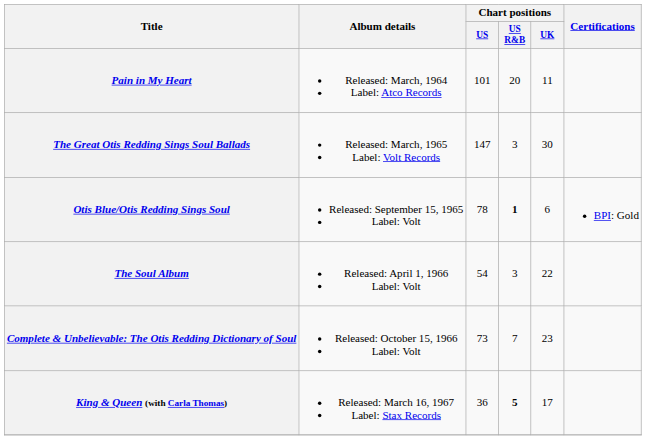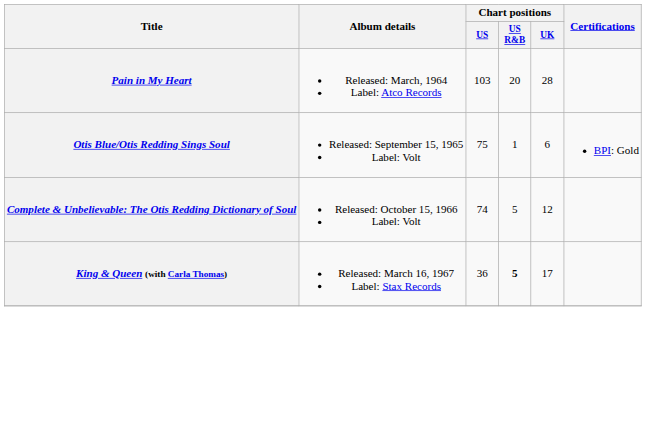(482, 80) 101 -> (482, 80) 103
(547, 80) 11 -> (547, 80) 28
- row: (152, 145)
(482, 209) 78 -> (482, 145) 75
(515, 209) bold -> (515, 145) normal
- row: (152, 274)
(482, 338) 73 -> (482, 209) 74
(515, 338) 7 -> (515, 209) 5
(547, 338) 23 -> (547, 209) 12
